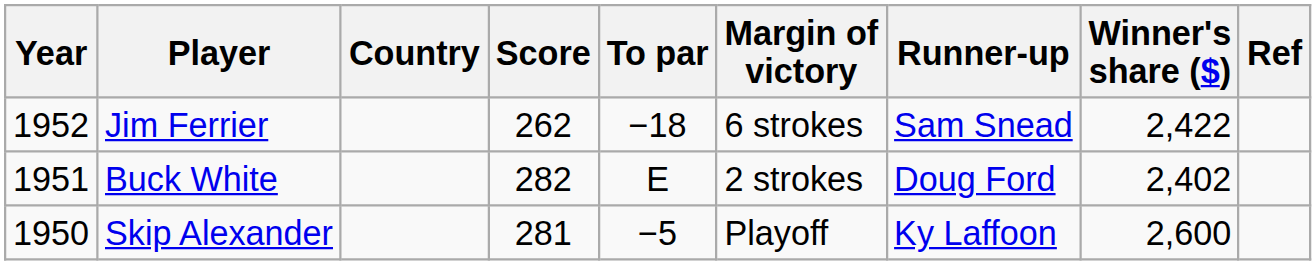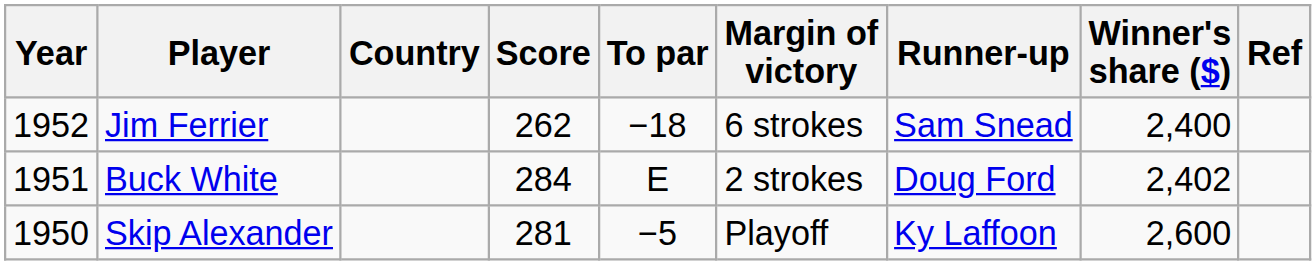(1188, 125) 2,422 -> (1188, 125) 2,400
(543, 179) 282 -> (543, 179) 284
